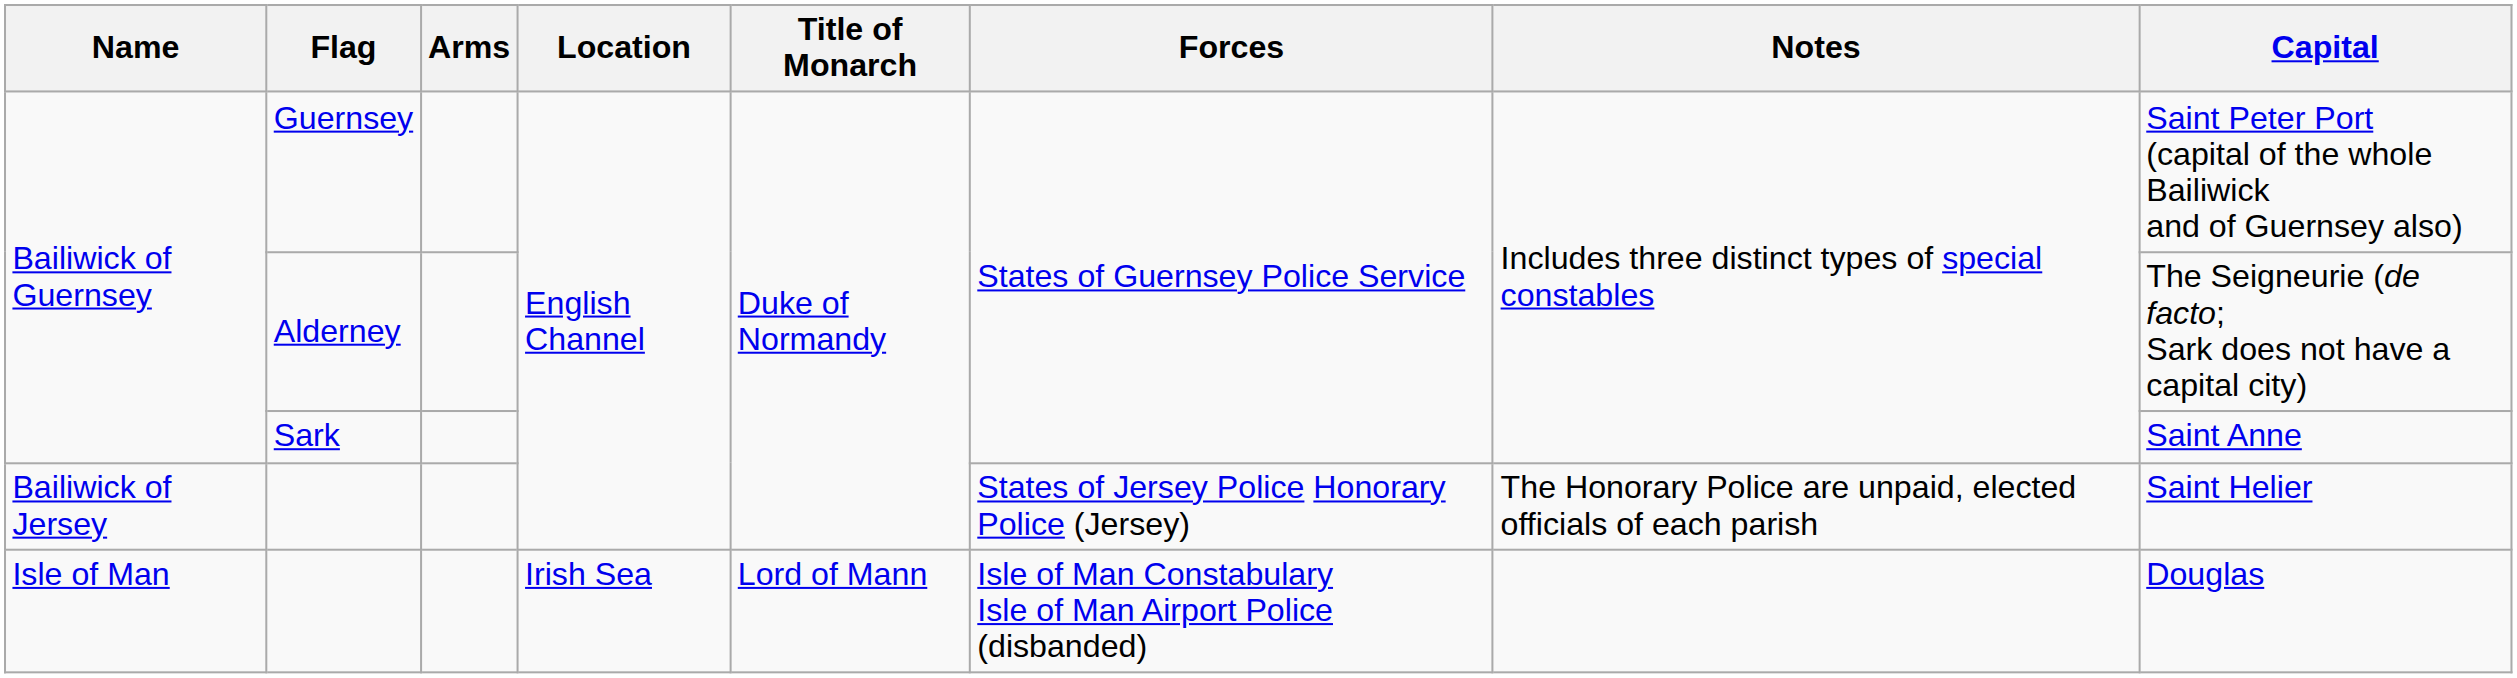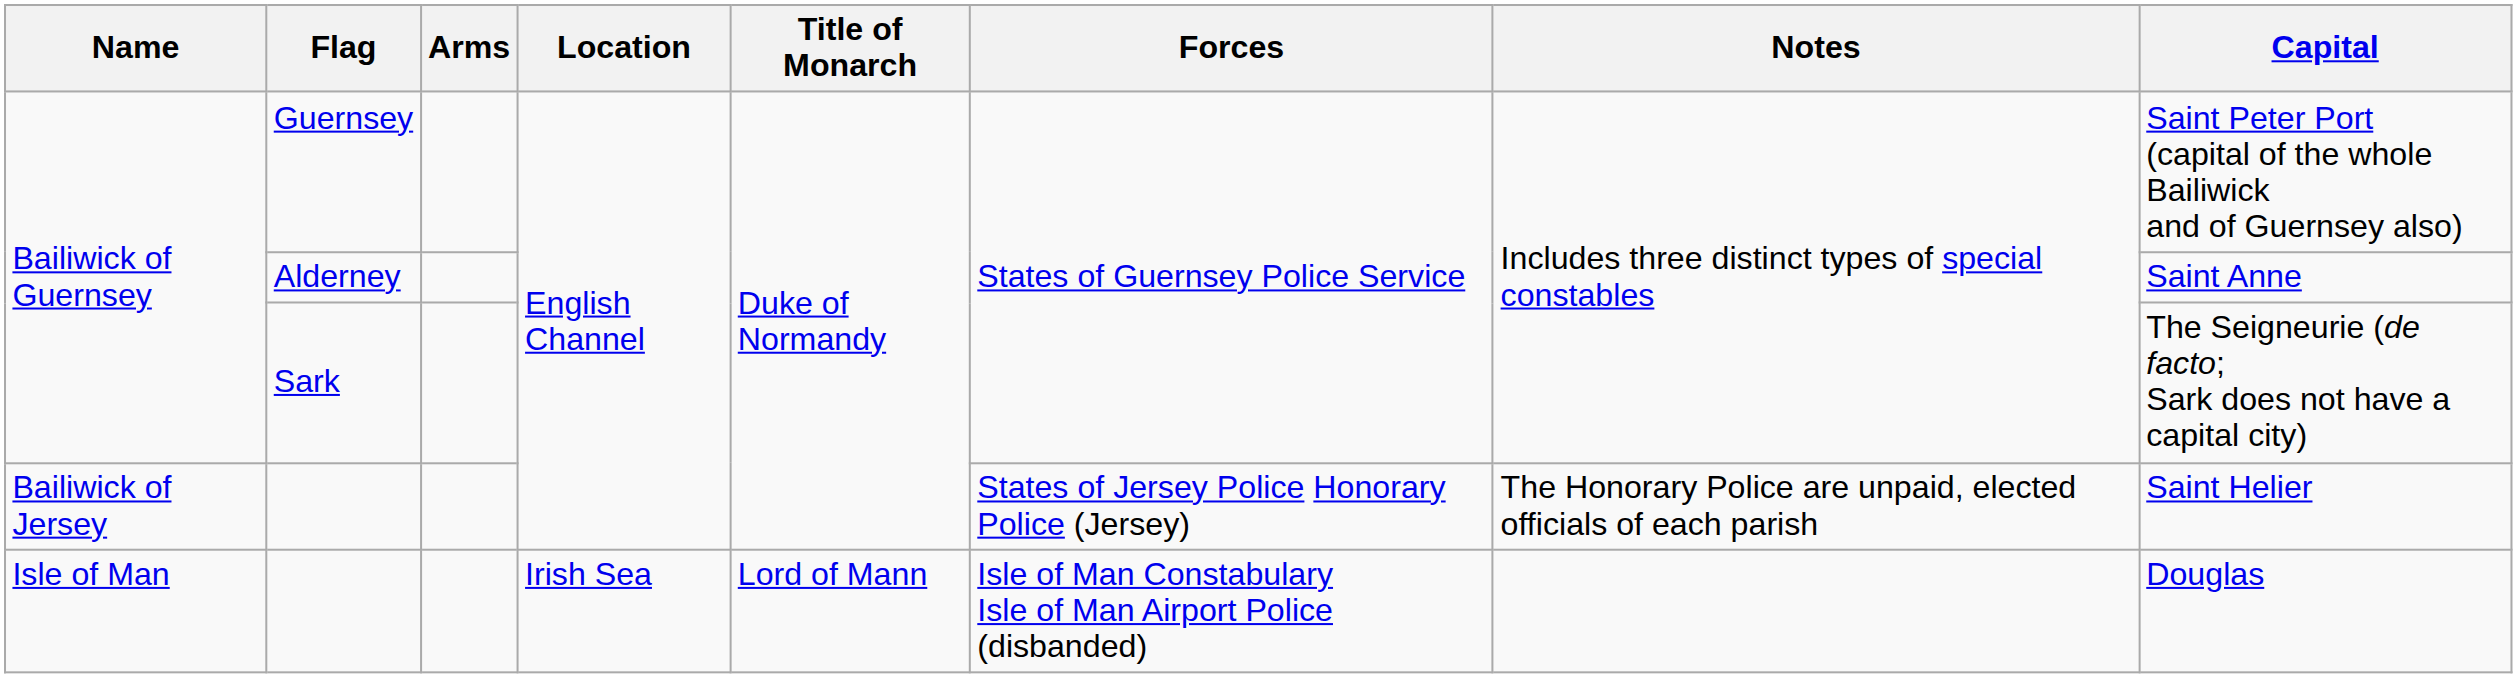(2298, 330) The Seigneurie (de facto; Sark does not have a capital city) -> (2224, 276) Saint Anne
(2224, 436) Saint Anne -> (2298, 382) The Seigneurie (de facto; Sark does not have a capital city)
